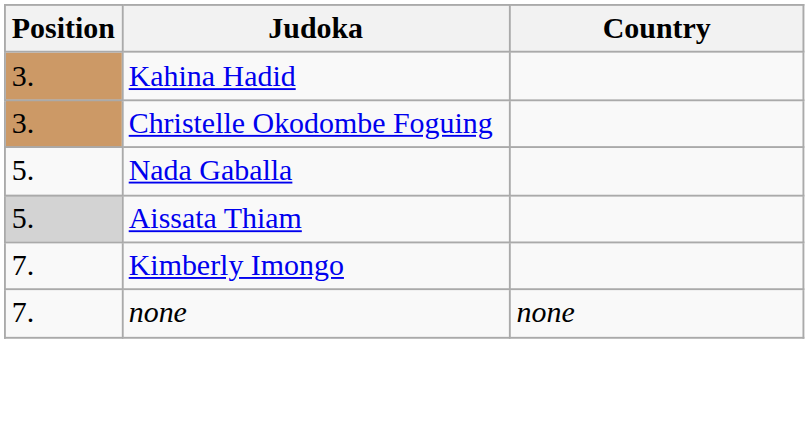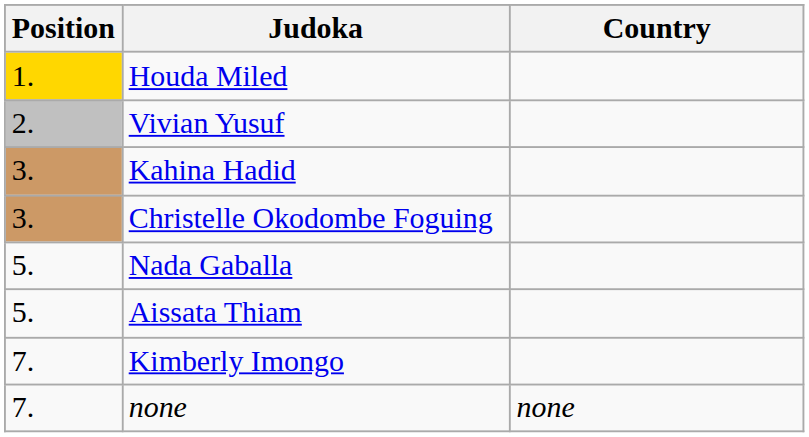+ row: (208, 75)
+ row: (207, 123)
(23, 218) lightgrey background -> (23, 312) no background
